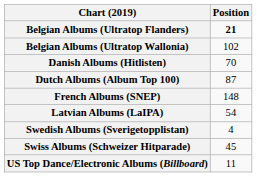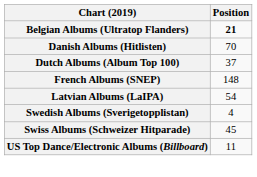- row: (107, 46)
(231, 79) 87 -> (231, 63) 37
